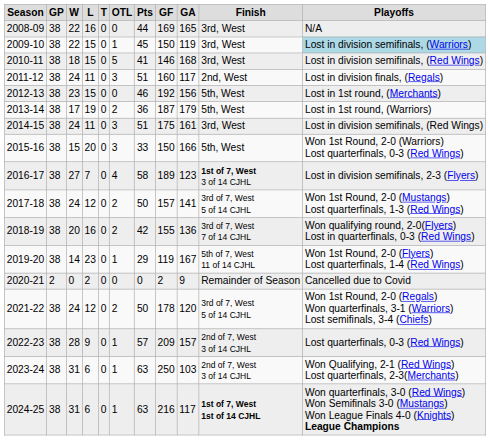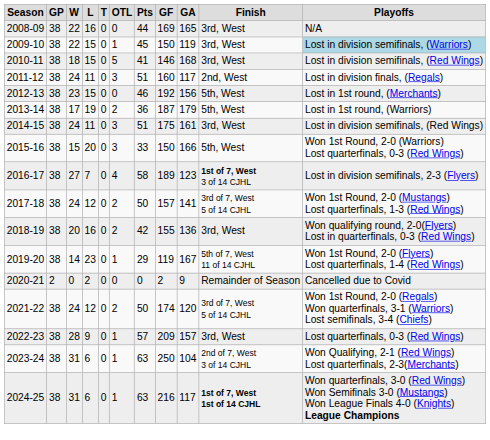(228, 232) 3rd of 7, West 7 of 14 CJHL -> (223, 231) 3rd, West
(166, 309) 178 -> (166, 309) 174
(229, 343) 2nd of 7, West 3 of 14 CJHL -> (223, 336) 3rd, West
(188, 370) 103 -> (188, 358) 104
